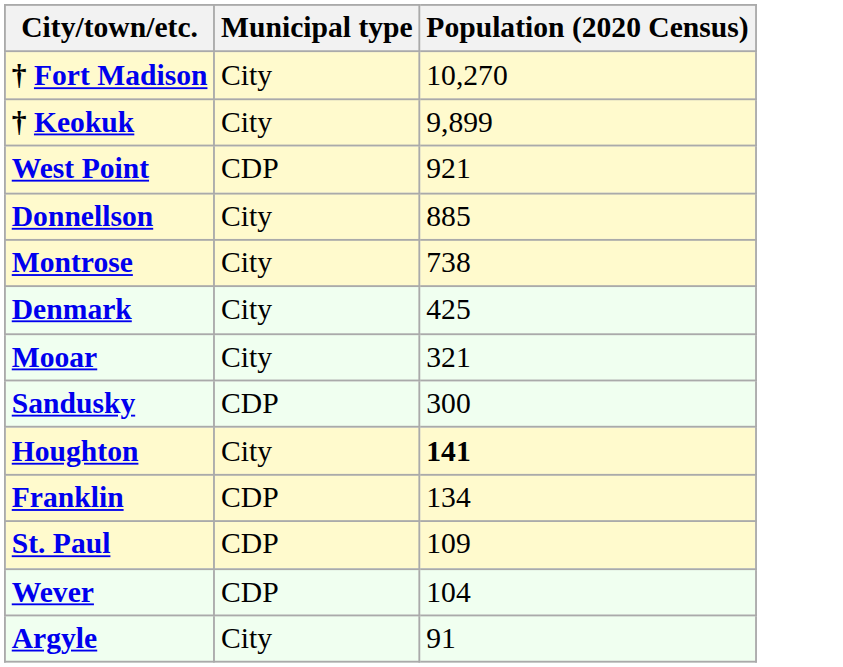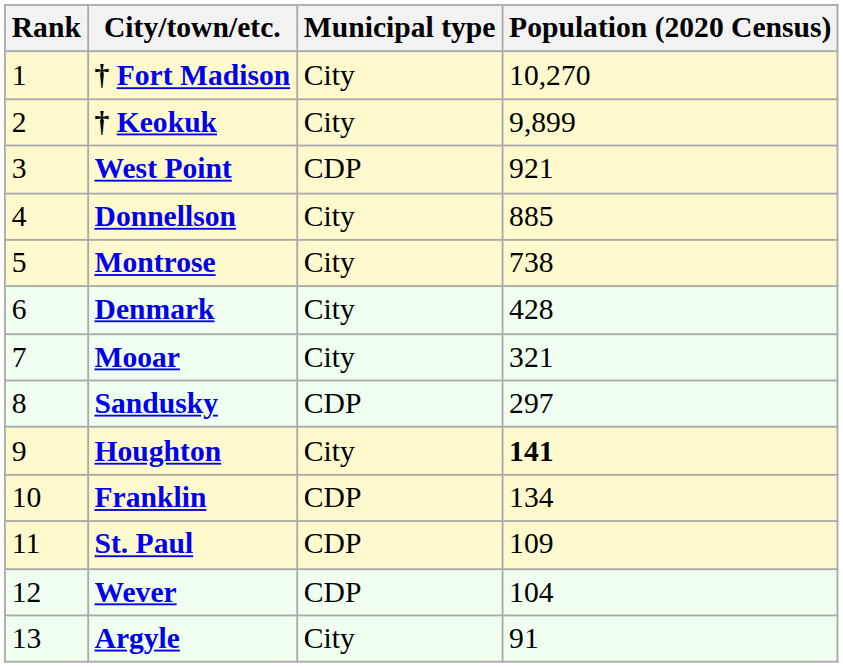+ column: (46, 27)
(449, 309) 425 -> (531, 309) 428
(449, 403) 300 -> (531, 403) 297
